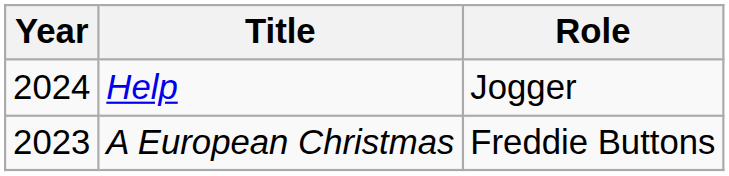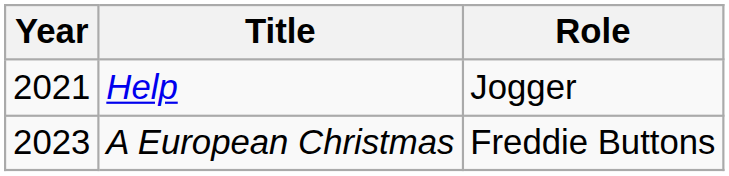(52, 87) 2024 -> (52, 87) 2021
